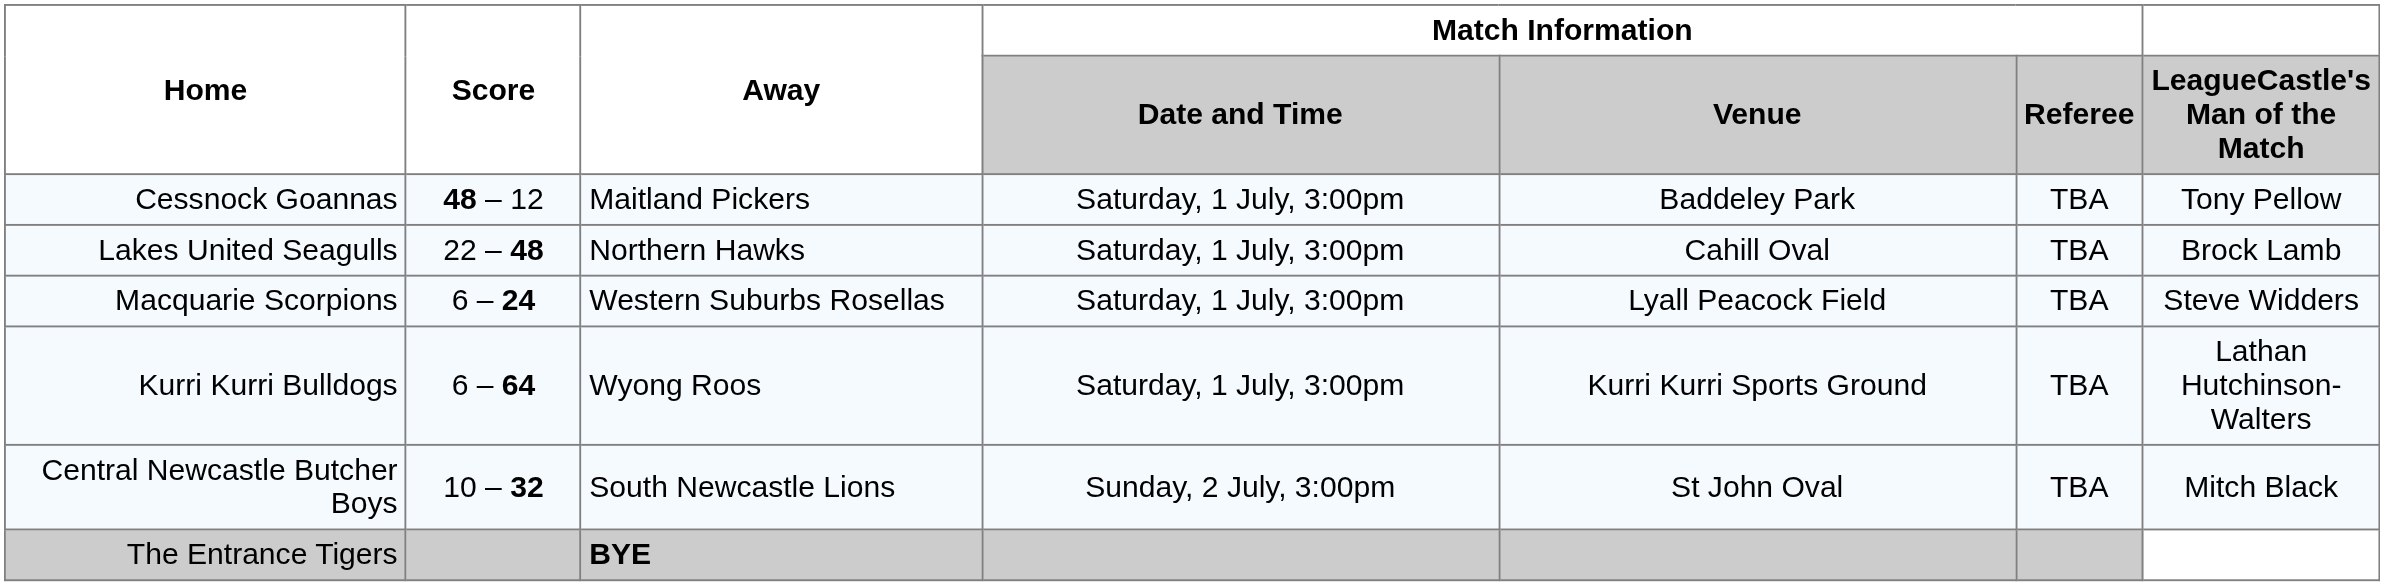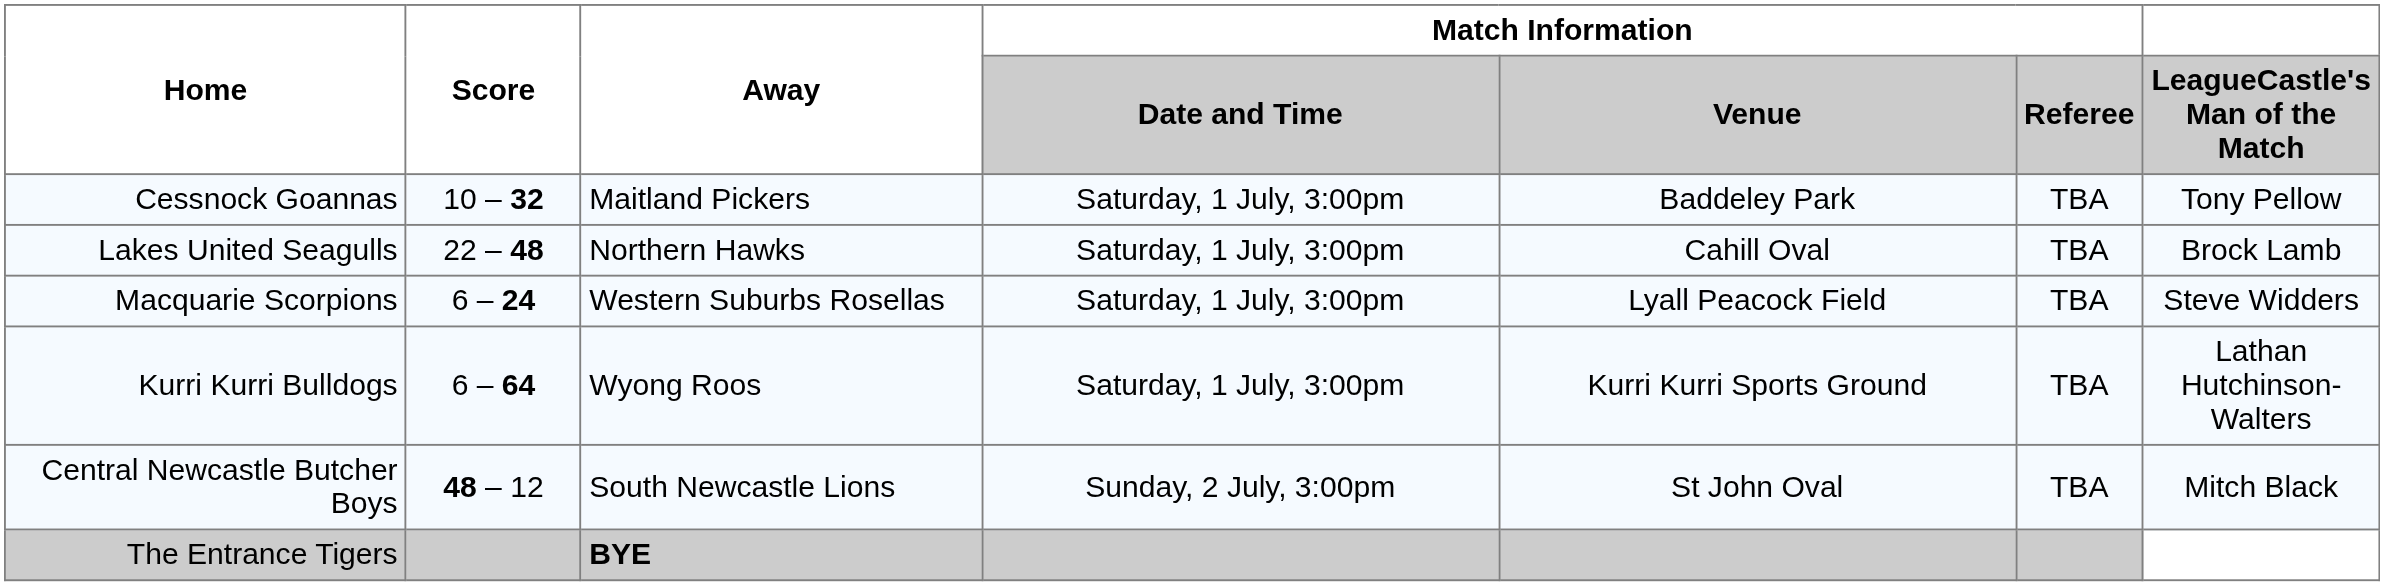(493, 199) 48 – 12 -> (493, 199) 10 – 32
(493, 486) 10 – 32 -> (493, 486) 48 – 12
